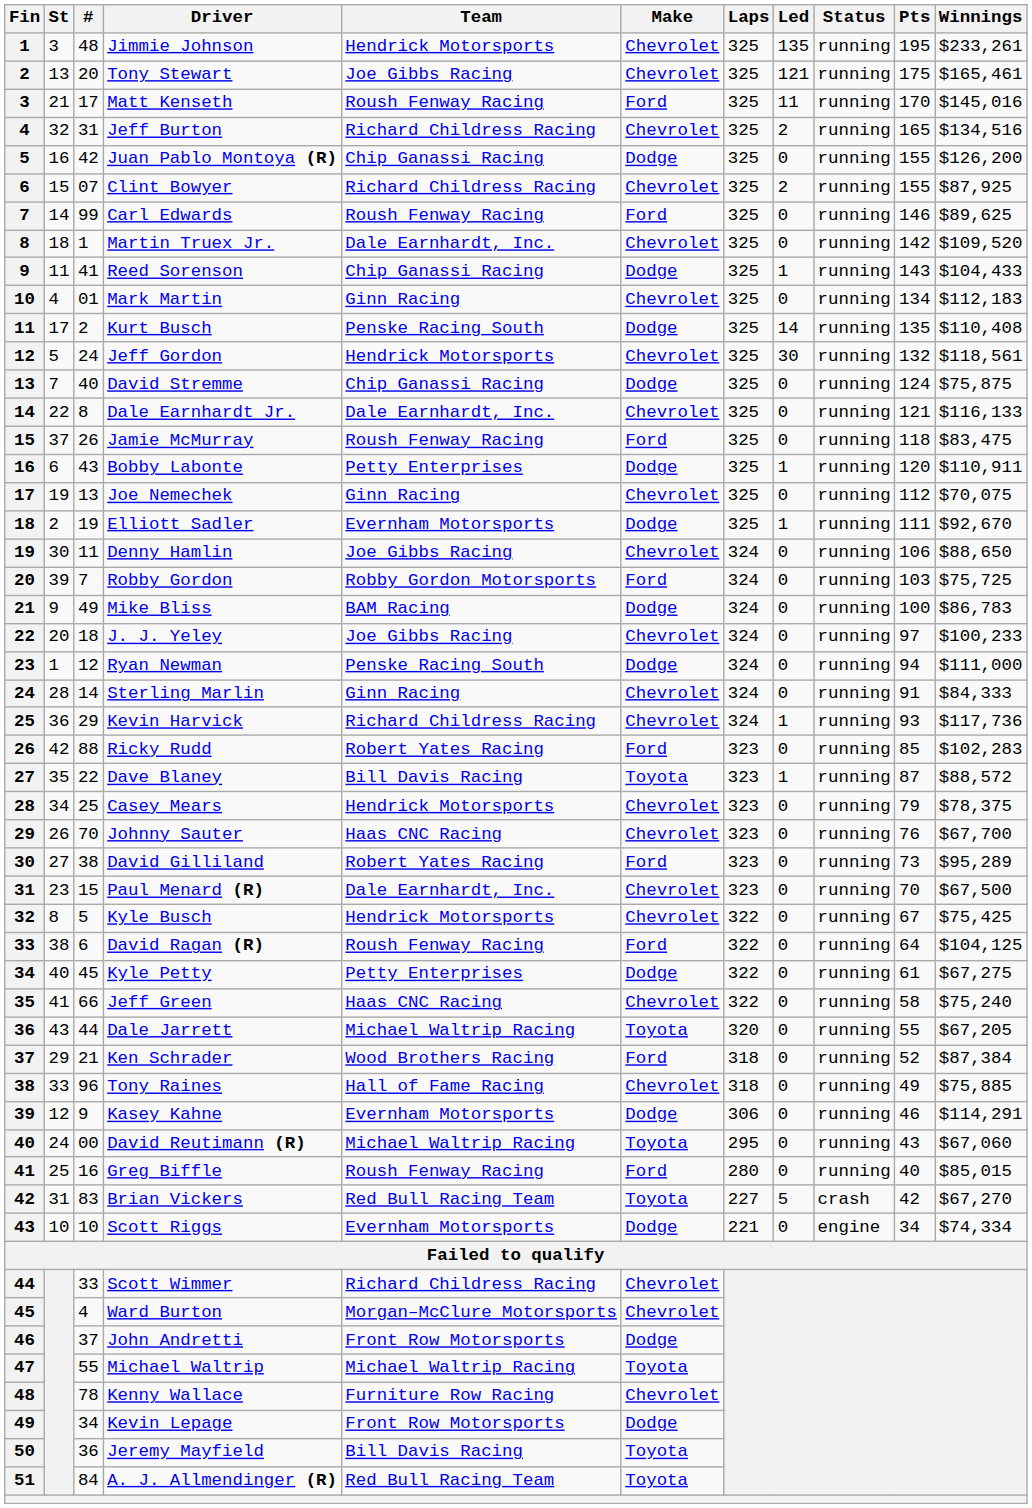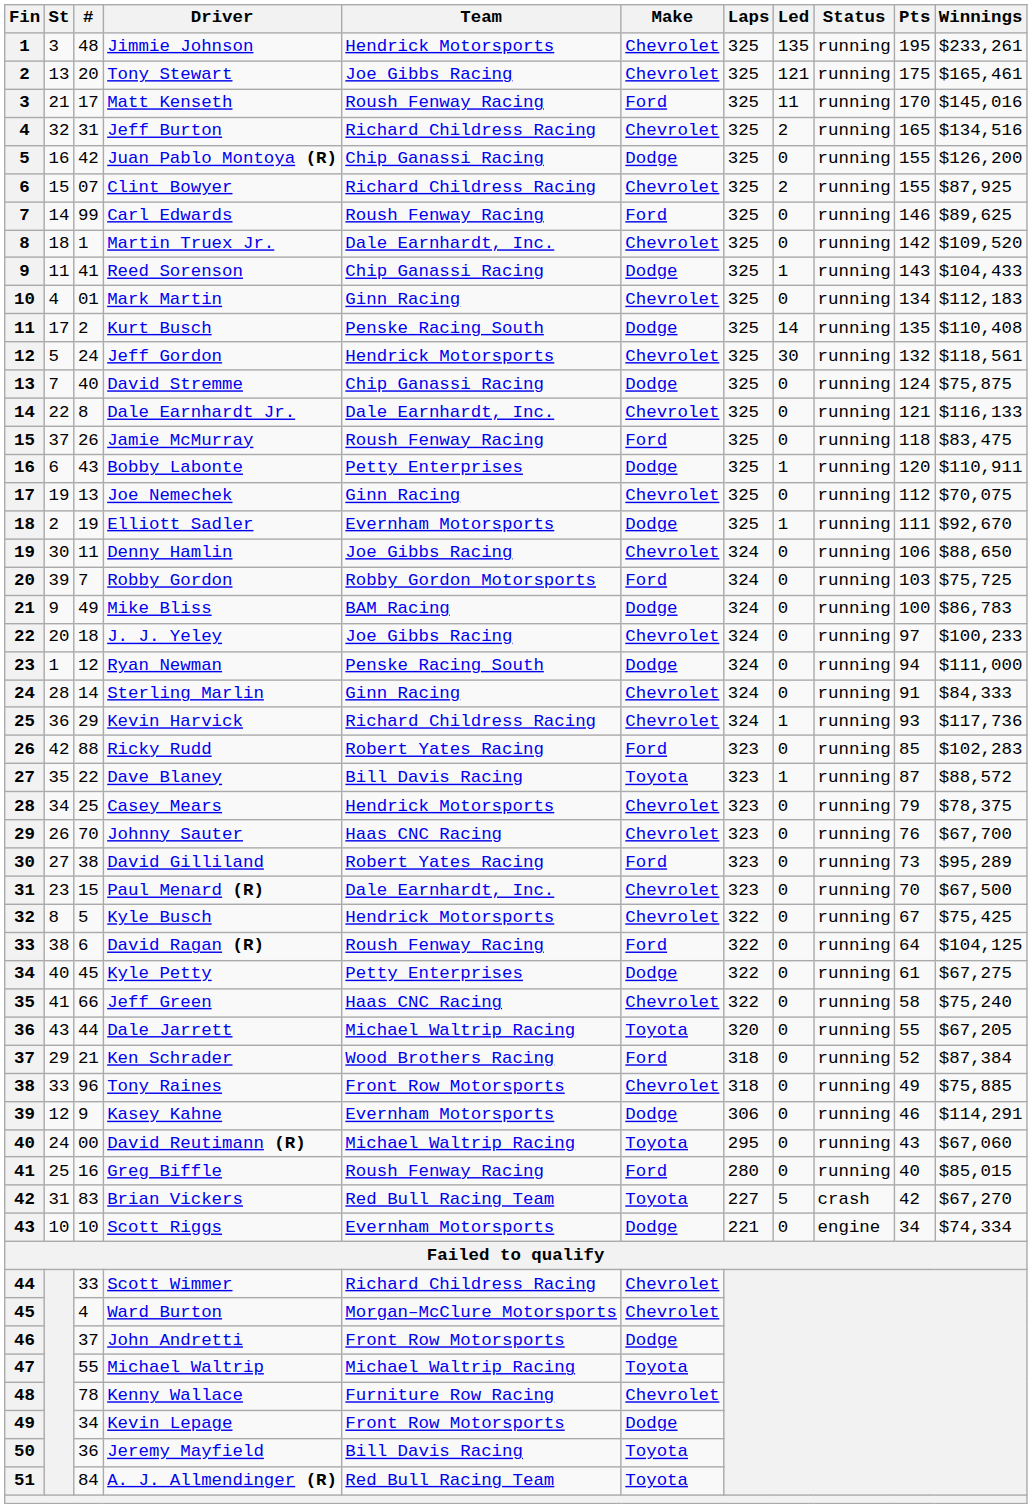(445, 1087) Hall of Fame Racing -> (455, 1087) Front Row Motorsports
